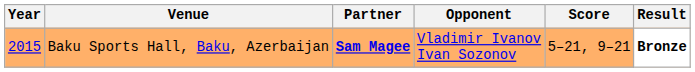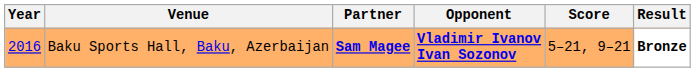(24, 47) 2015 -> (24, 47) 2016
(479, 47) normal -> (479, 47) bold
